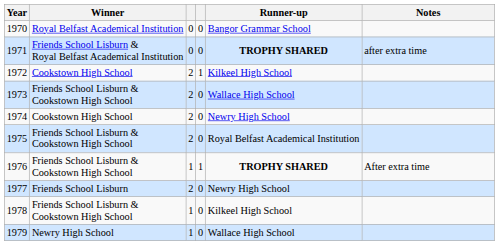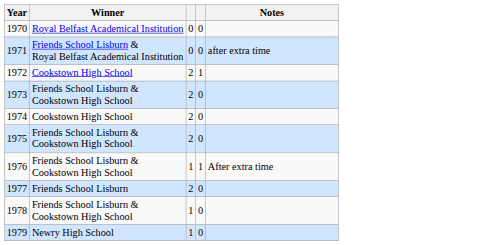- column: (284, 12)
